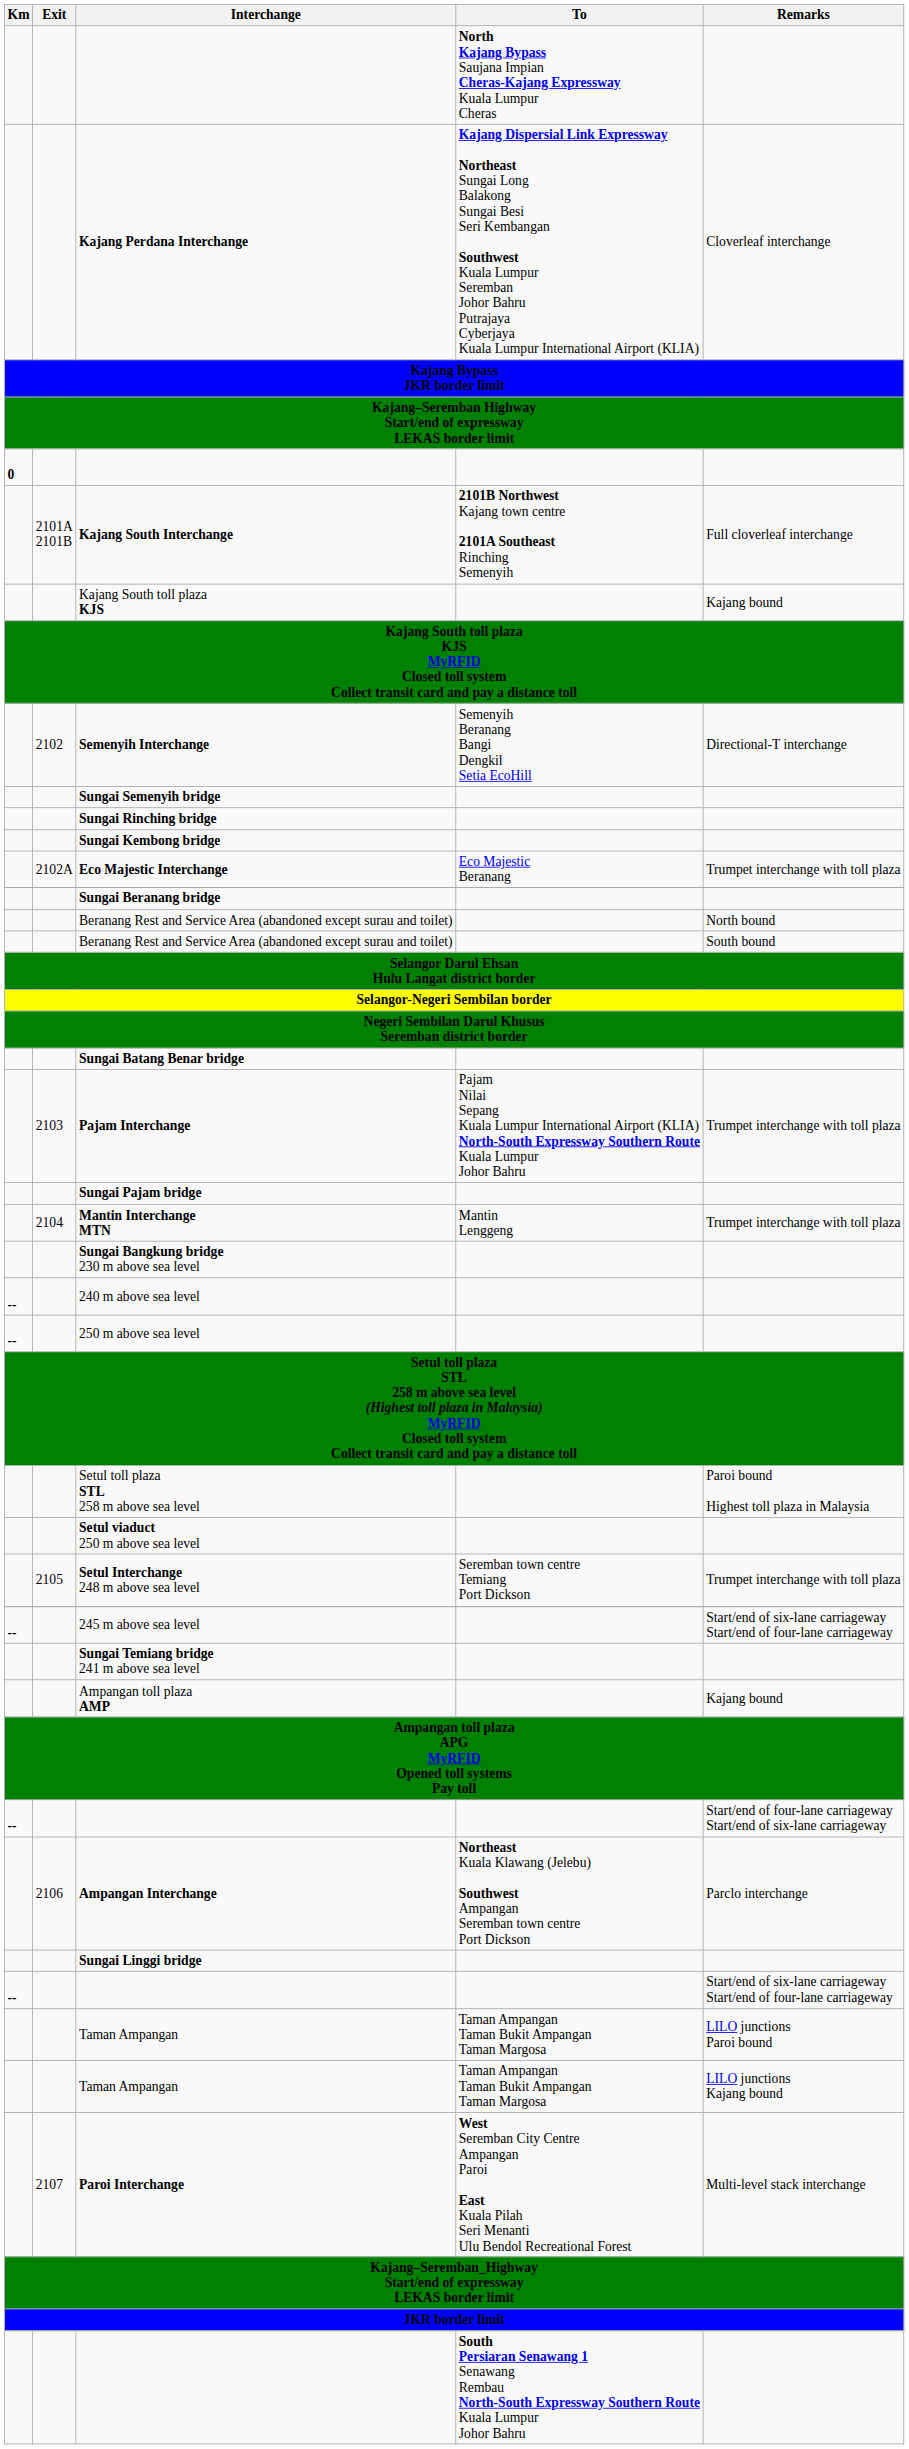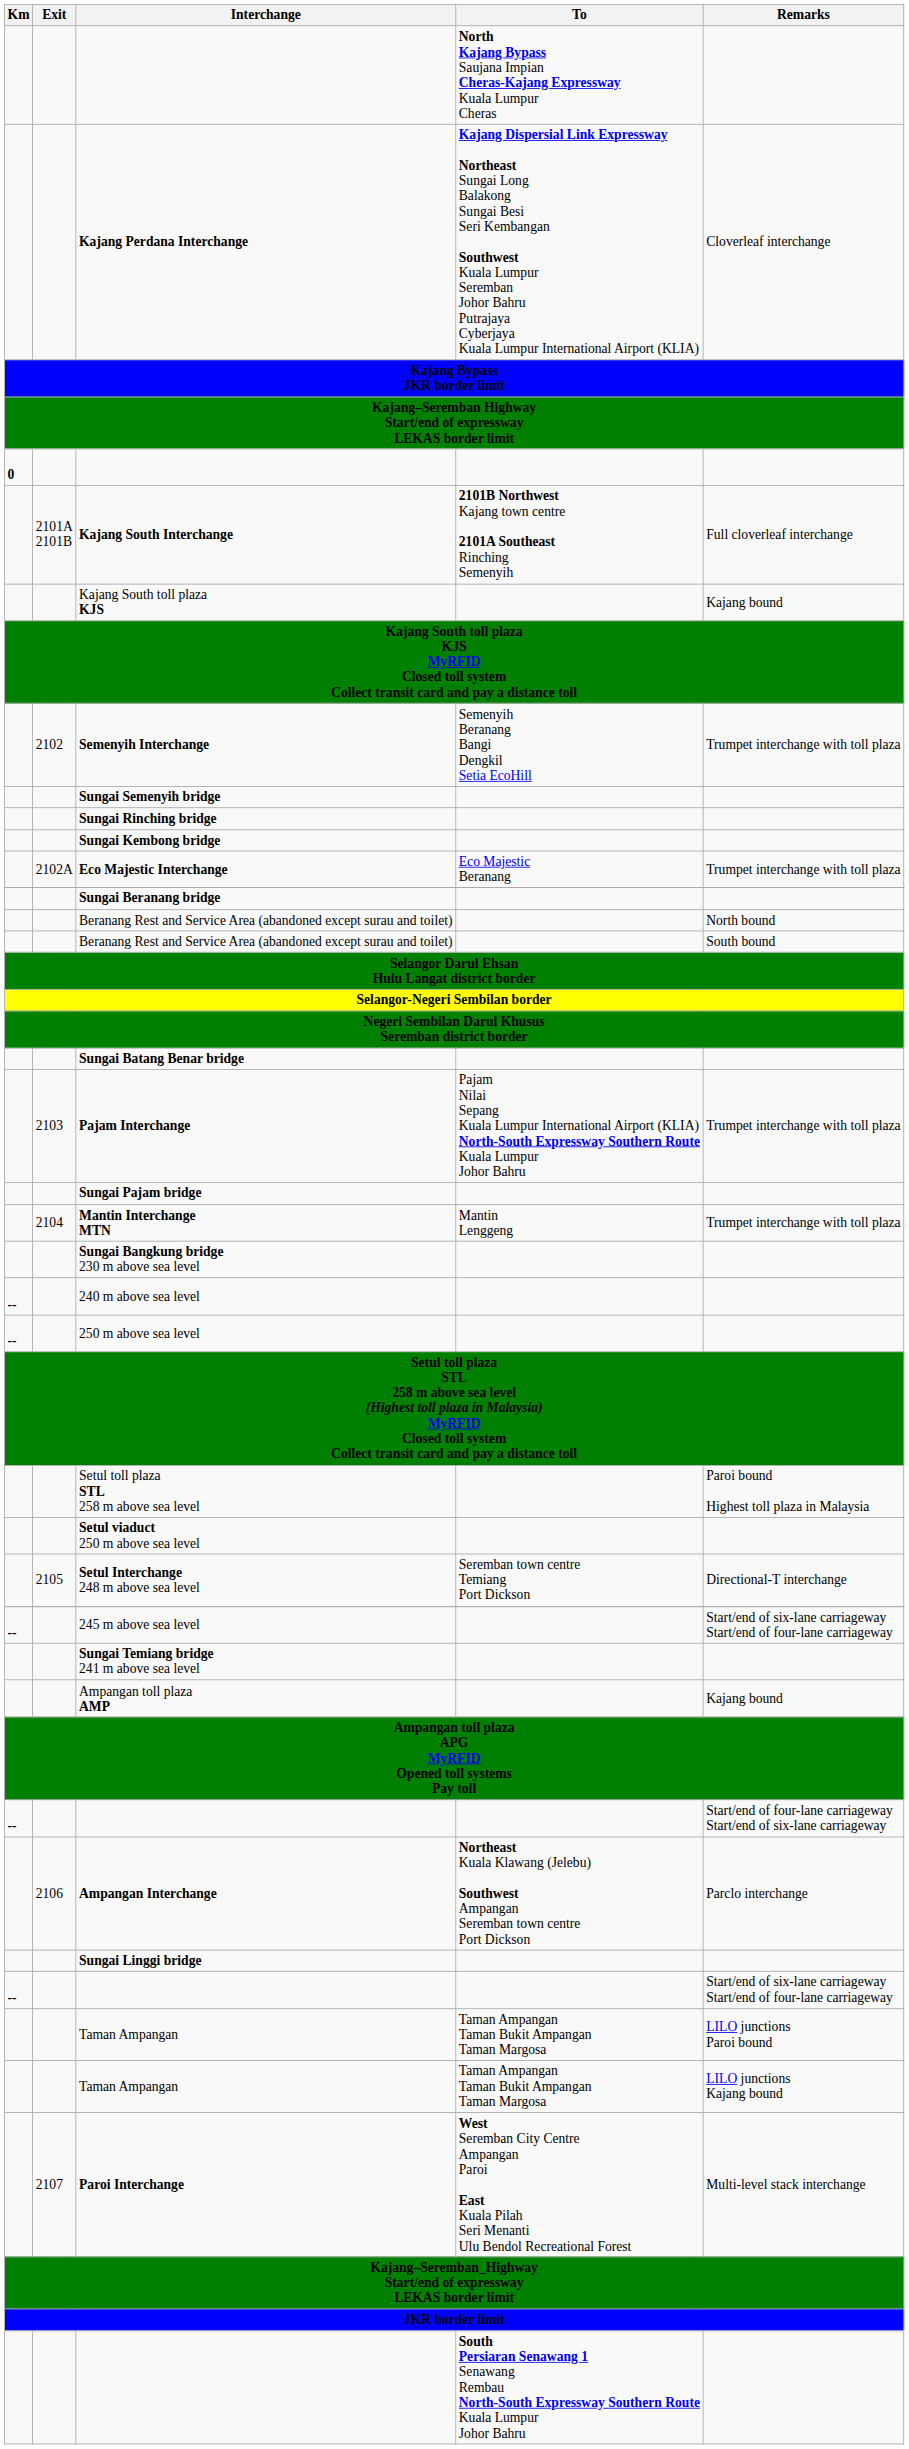(777, 744) Directional-T interchange -> (803, 744) Trumpet interchange with toll plaza
(803, 1580) Trumpet interchange with toll plaza -> (777, 1580) Directional-T interchange
